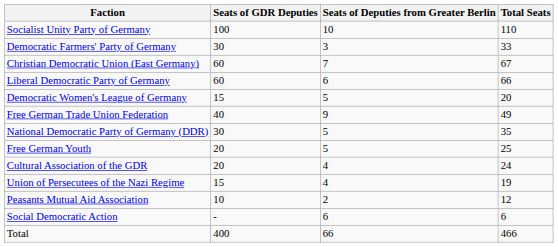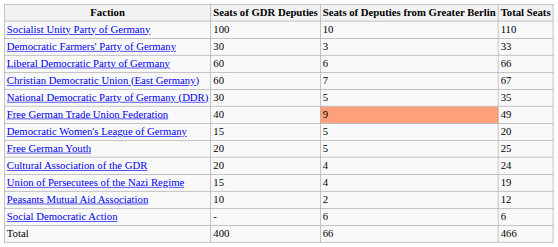rows swapped: (103, 64) <-> (88, 81)
rows swapped: (108, 132) <-> (97, 98)
(325, 115) no background -> (325, 115) lightsalmon background
